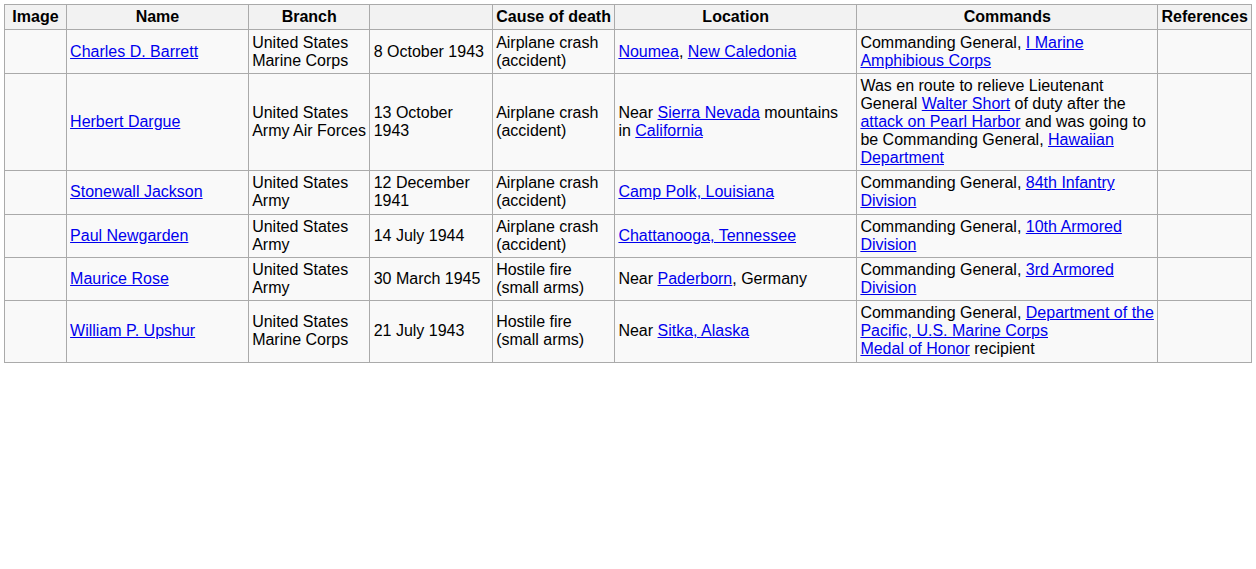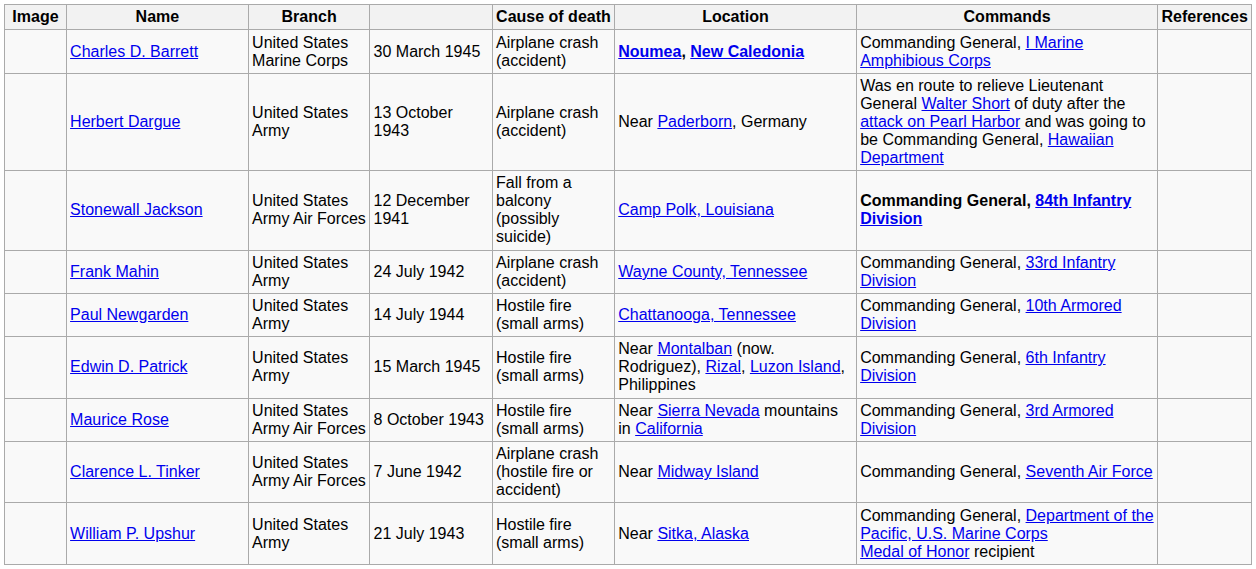(429, 51) 8 October 1943 -> (427, 51) 30 March 1945
(707, 51) normal -> (711, 51) bold
(309, 121) United States Army Air Forces -> (300, 121) United States Army
(728, 121) Near Sierra Nevada mountains in California -> (713, 121) Near Paderborn, Germany
(300, 192) United States Army -> (309, 210) United States Army Air Forces
(547, 192) Airplane crash (accident) -> (534, 210) Fall from a balcony (possibly suicide)
(988, 192) normal -> (996, 210) bold
+ row: (115, 271)
(547, 235) Airplane crash (accident) -> (540, 315) Hostile fire (small arms)
+ row: (129, 367)
(300, 279) United States Army -> (309, 419) United States Army Air Forces
(427, 279) 30 March 1945 -> (429, 419) 8 October 1943
(713, 279) Near Paderborn, Germany -> (728, 419) Near Sierra Nevada mountains in California
+ row: (135, 472)
(300, 331) United States Marine Corps -> (300, 533) United States Army
